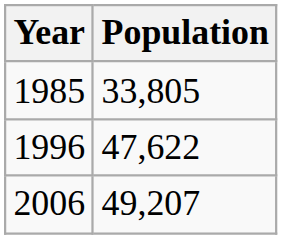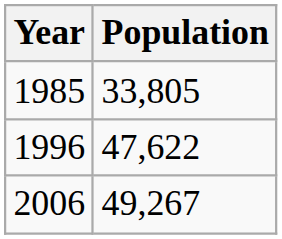(151, 203) 49,207 -> (151, 203) 49,267
